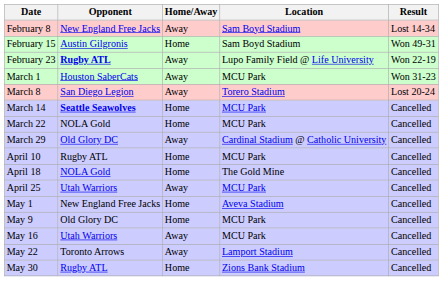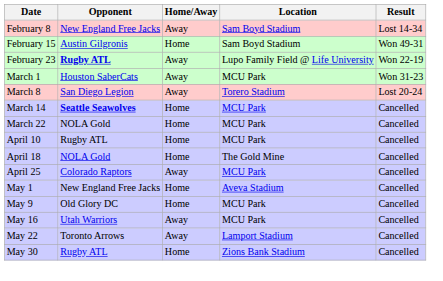- row: (26, 140)
(89, 188) Utah Warriors -> (96, 172) Colorado Raptors
